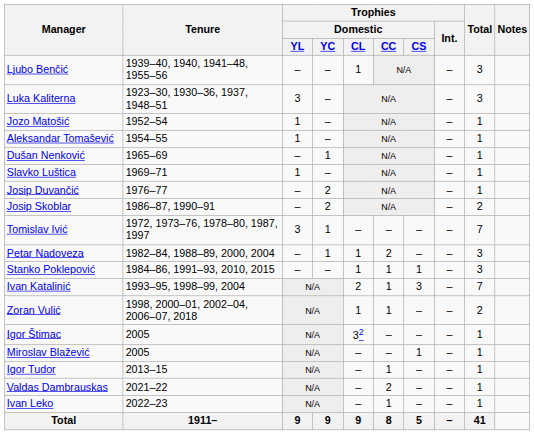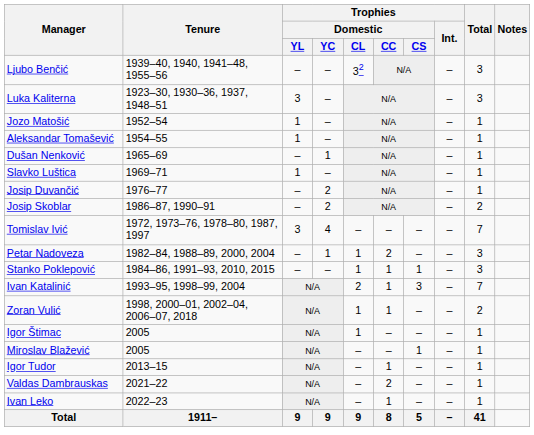(358, 70) 1 -> (358, 70) 32
(328, 230) 1 -> (328, 230) 4
(358, 334) 32 -> (358, 333) 1
